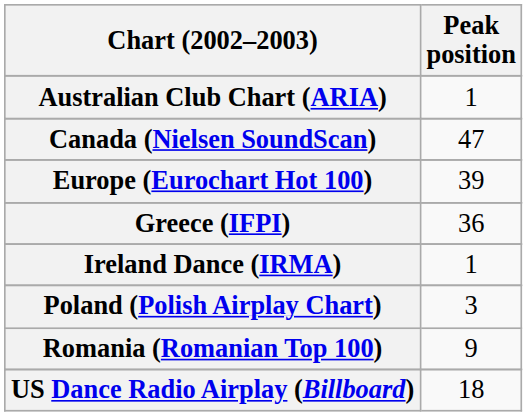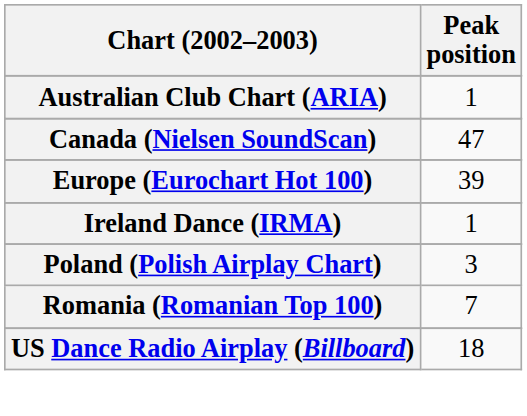- row: (213, 222)
(471, 348) 9 -> (471, 306) 7
